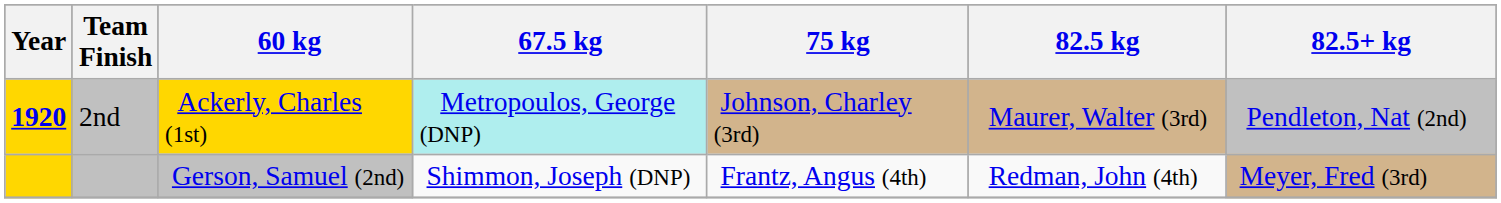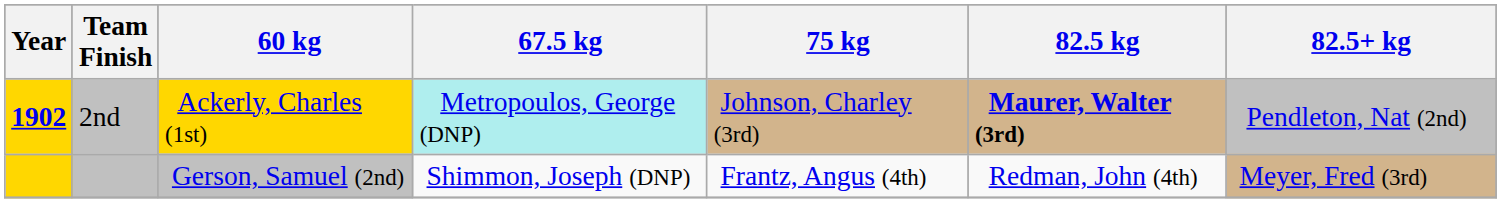(39, 116) 1920 -> (39, 116) 1902
(1091, 116) normal -> (1073, 116) bold
